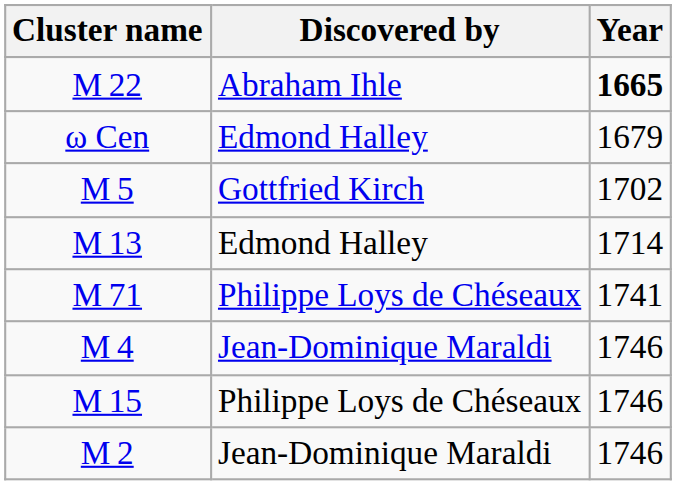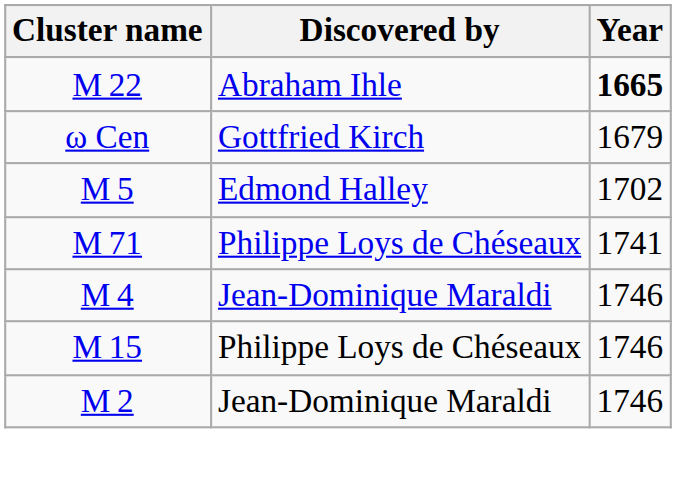(323, 136) Edmond Halley -> (321, 136) Gottfried Kirch
(321, 189) Gottfried Kirch -> (323, 189) Edmond Halley
- row: (107, 242)
